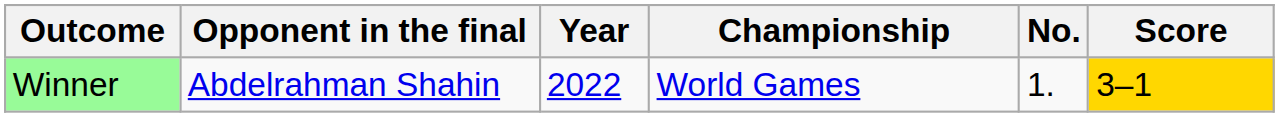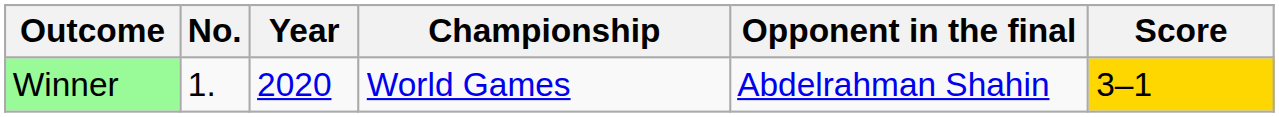columns swapped: (1054, 31) <-> (360, 31)
(584, 84) 2022 -> (294, 84) 2020
